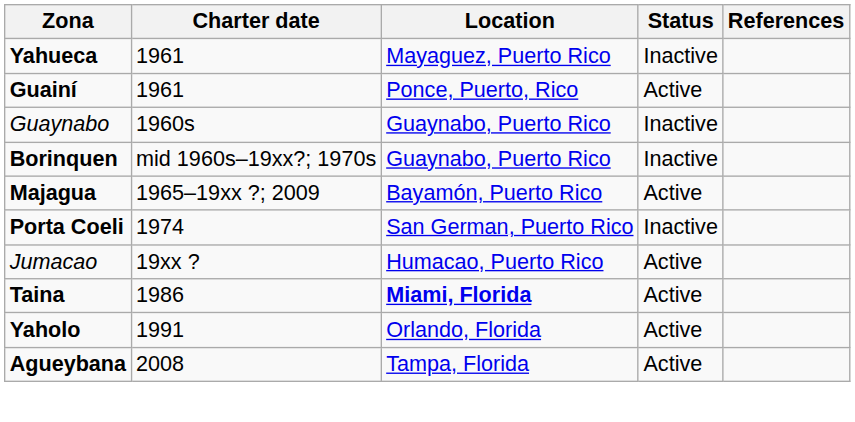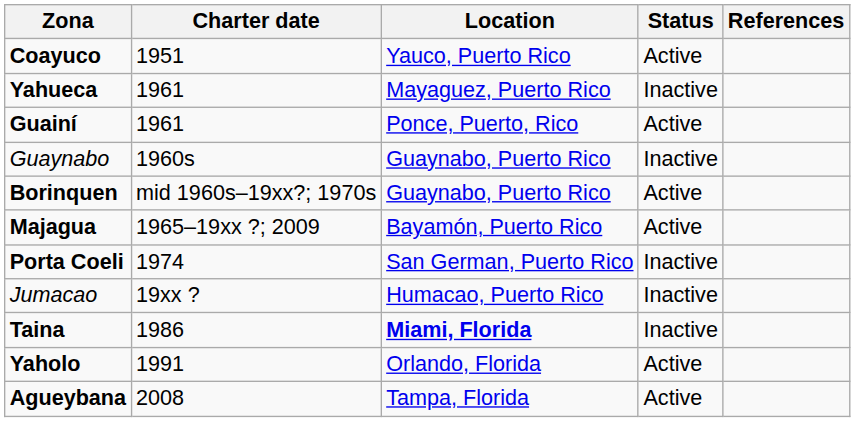+ row: (55, 55)
(681, 158) Inactive -> (673, 192) Active
(673, 261) Active -> (681, 295) Inactive
(673, 295) Active -> (681, 329) Inactive
